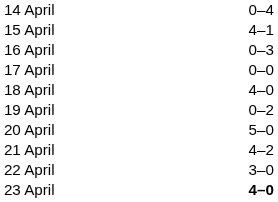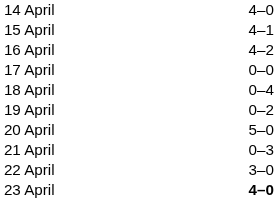(261, 10) 0–4 -> (261, 10) 4–0
(261, 50) 0–3 -> (261, 50) 4–2
(261, 90) 4–0 -> (261, 90) 0–4
(261, 149) 4–2 -> (261, 149) 0–3
